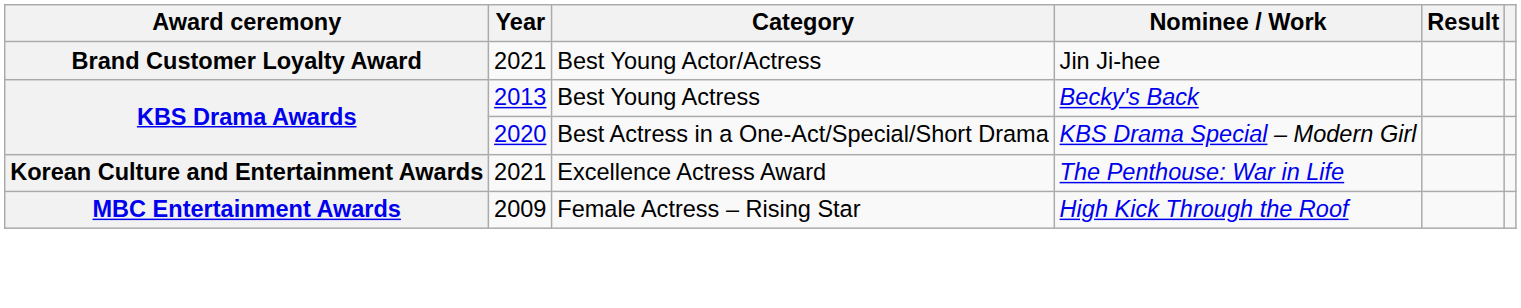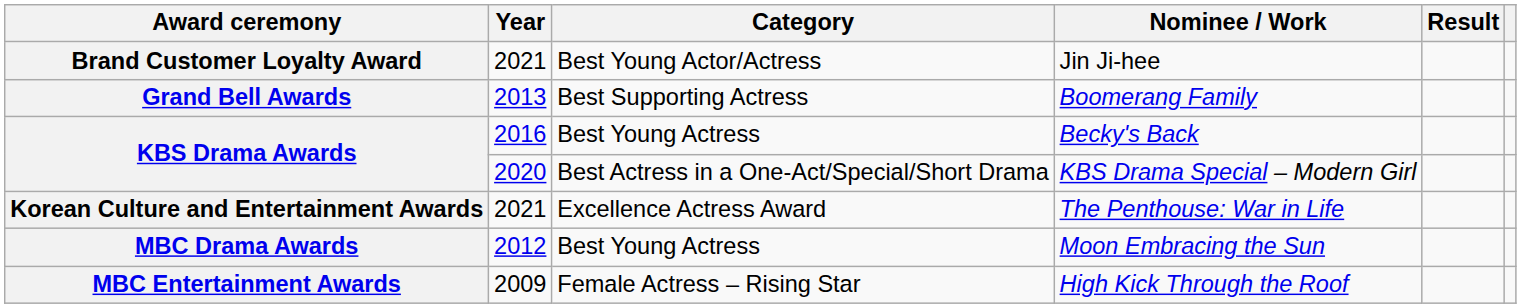+ row: (1158, 97)
(520, 97) 2013 -> (520, 135) 2016
+ row: (1192, 246)
